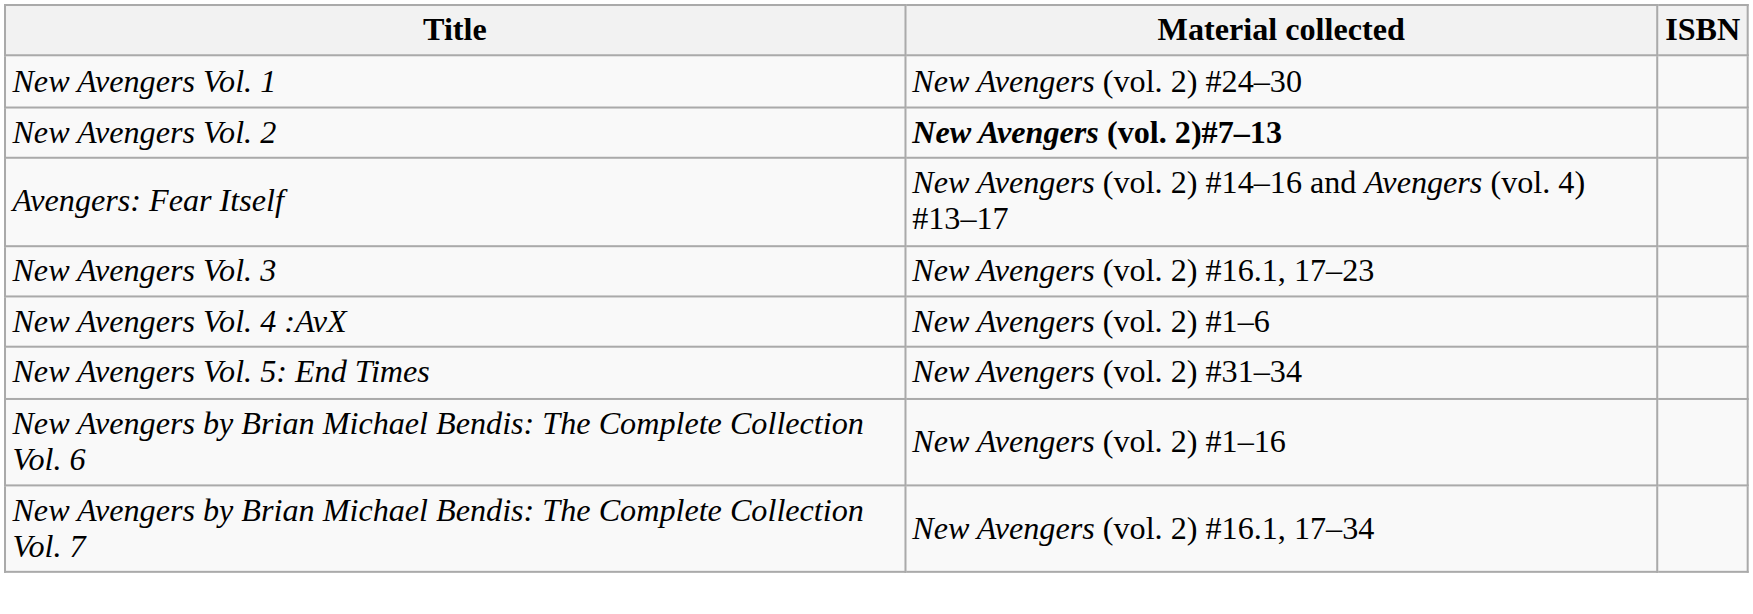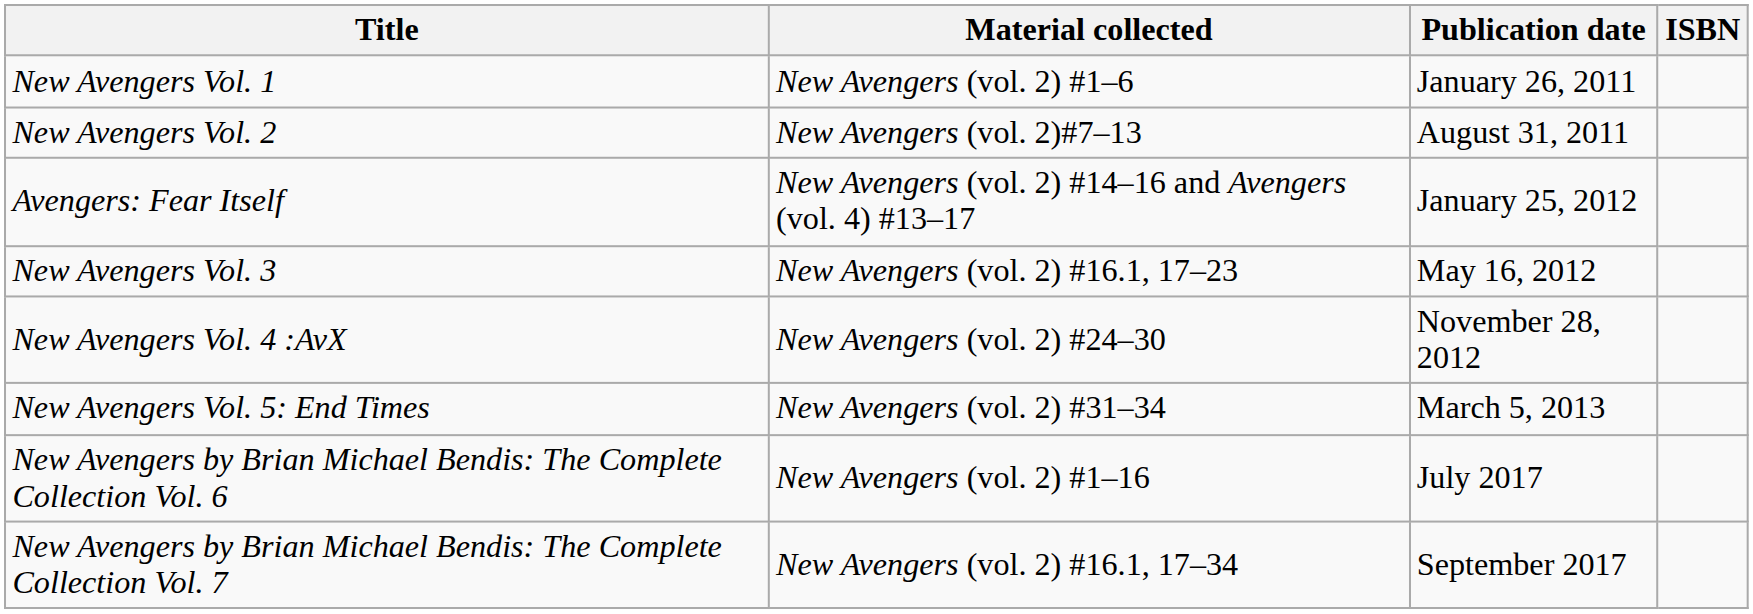+ column: (1534, 30)
(1107, 81) New Avengers (vol. 2) #24–30 -> (955, 81) New Avengers (vol. 2) #1–6
(1097, 132) bold -> (959, 132) normal
(1091, 321) New Avengers (vol. 2) #1–6 -> (971, 339) New Avengers (vol. 2) #24–30
